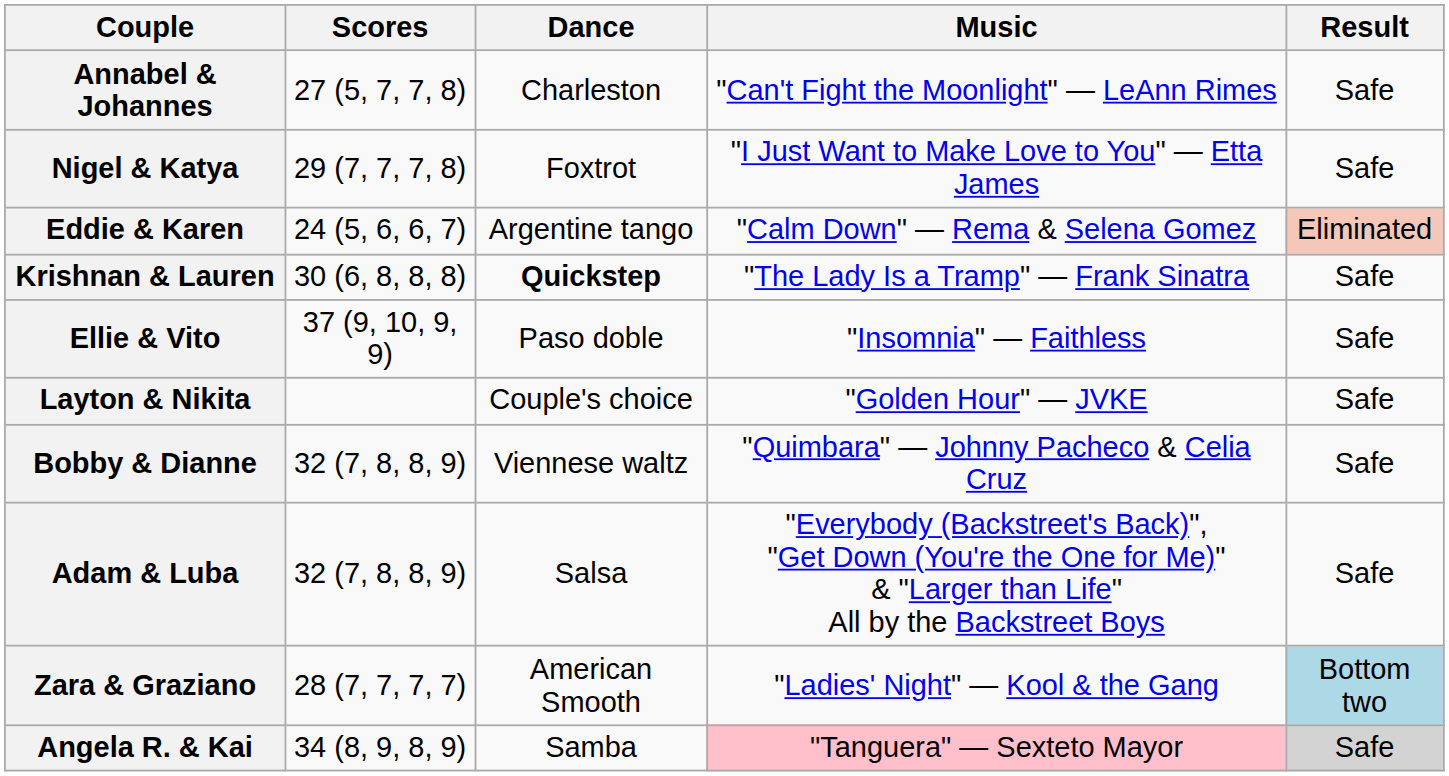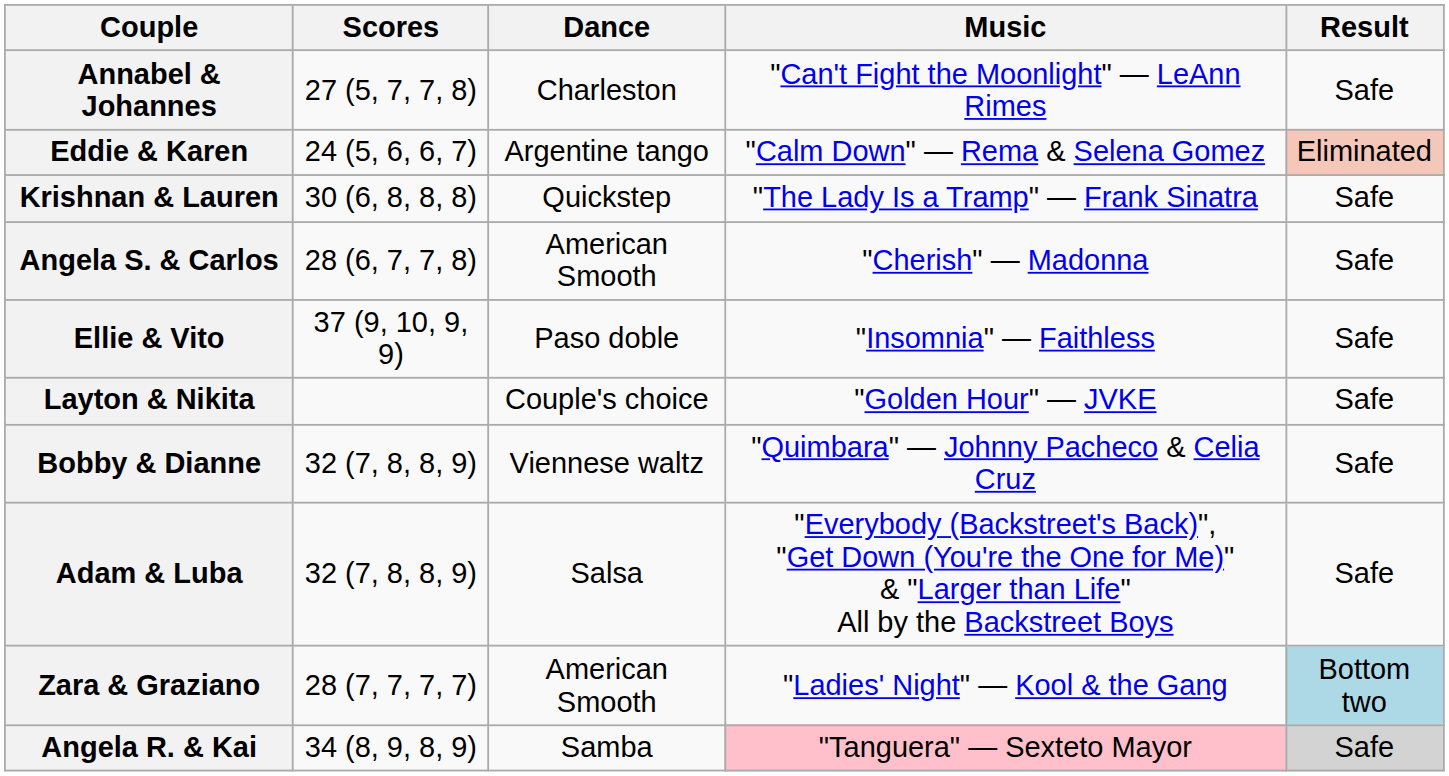- row: (145, 168)
(591, 276) bold -> (607, 197) normal
+ row: (149, 260)
